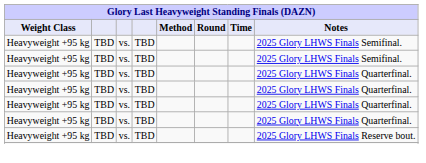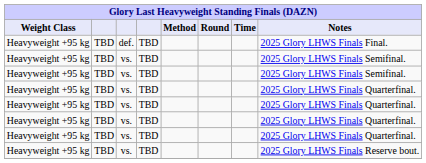+ row: (48, 43)
